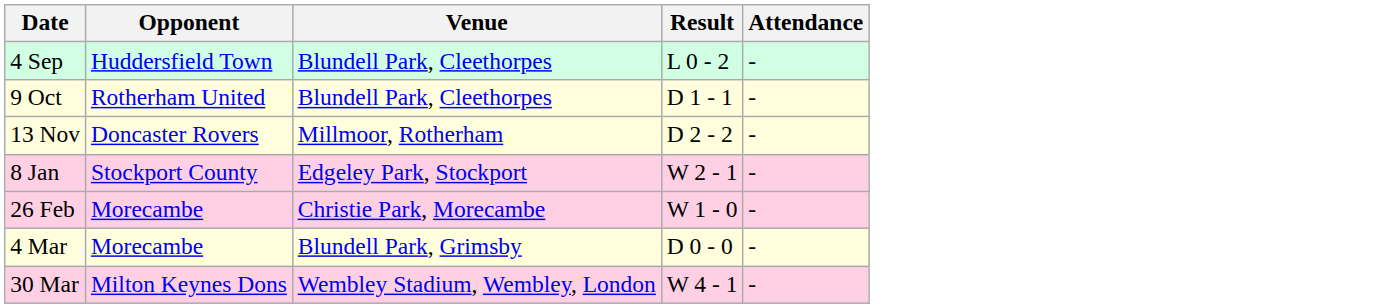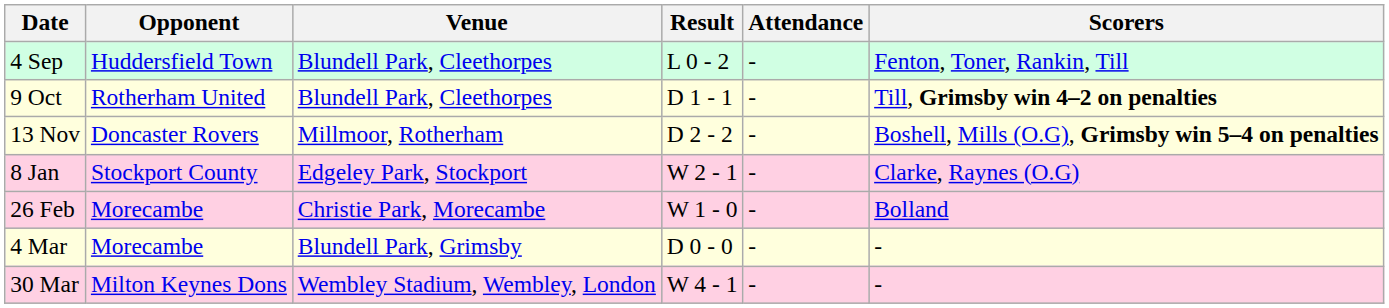+ column: (1126, 23)
